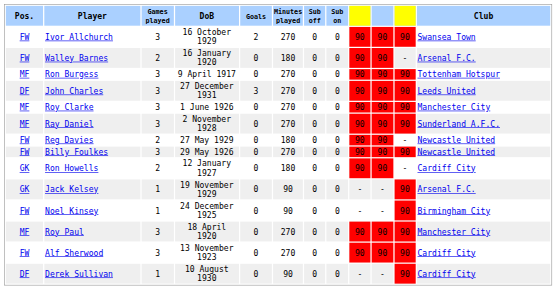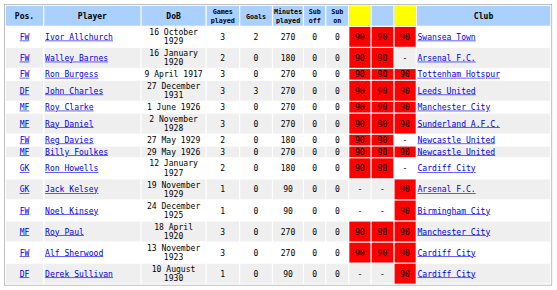columns swapped: (207, 16) <-> (158, 16)
(25, 74) MF -> (25, 74) FW
(25, 152) FW -> (25, 152) MF
